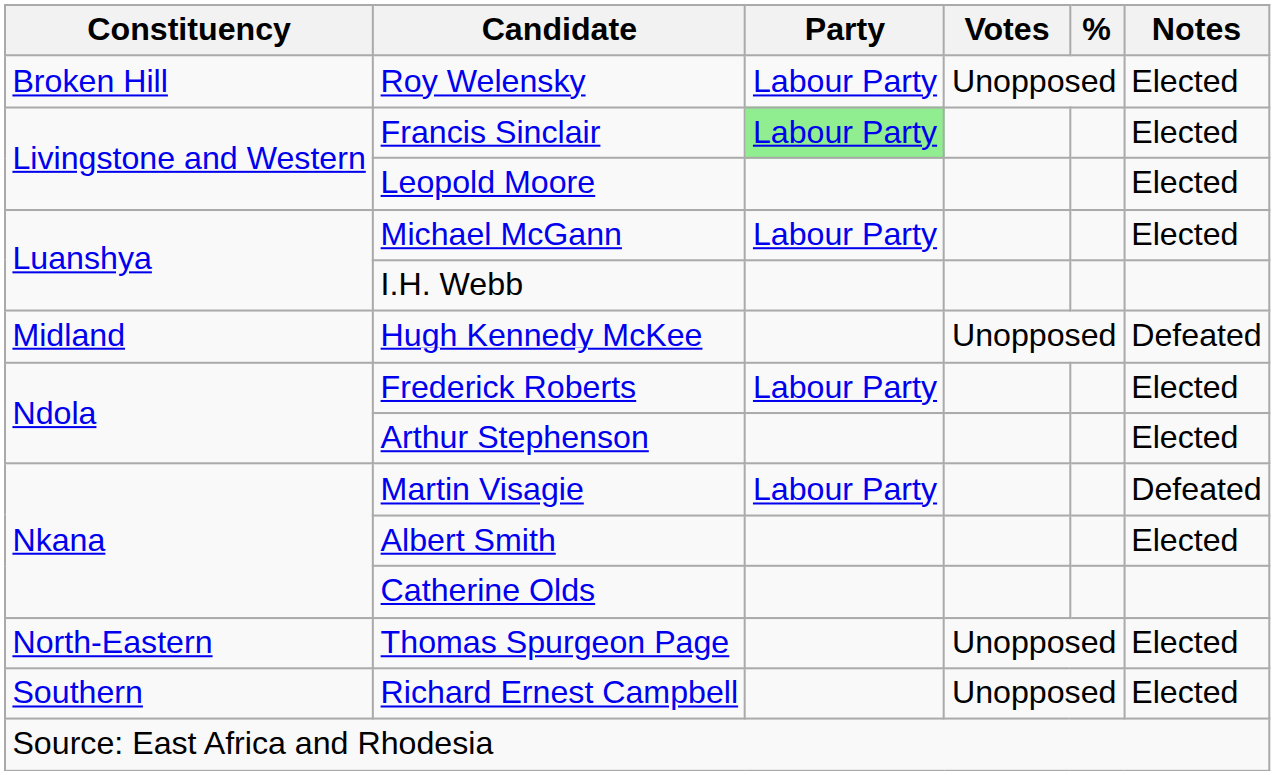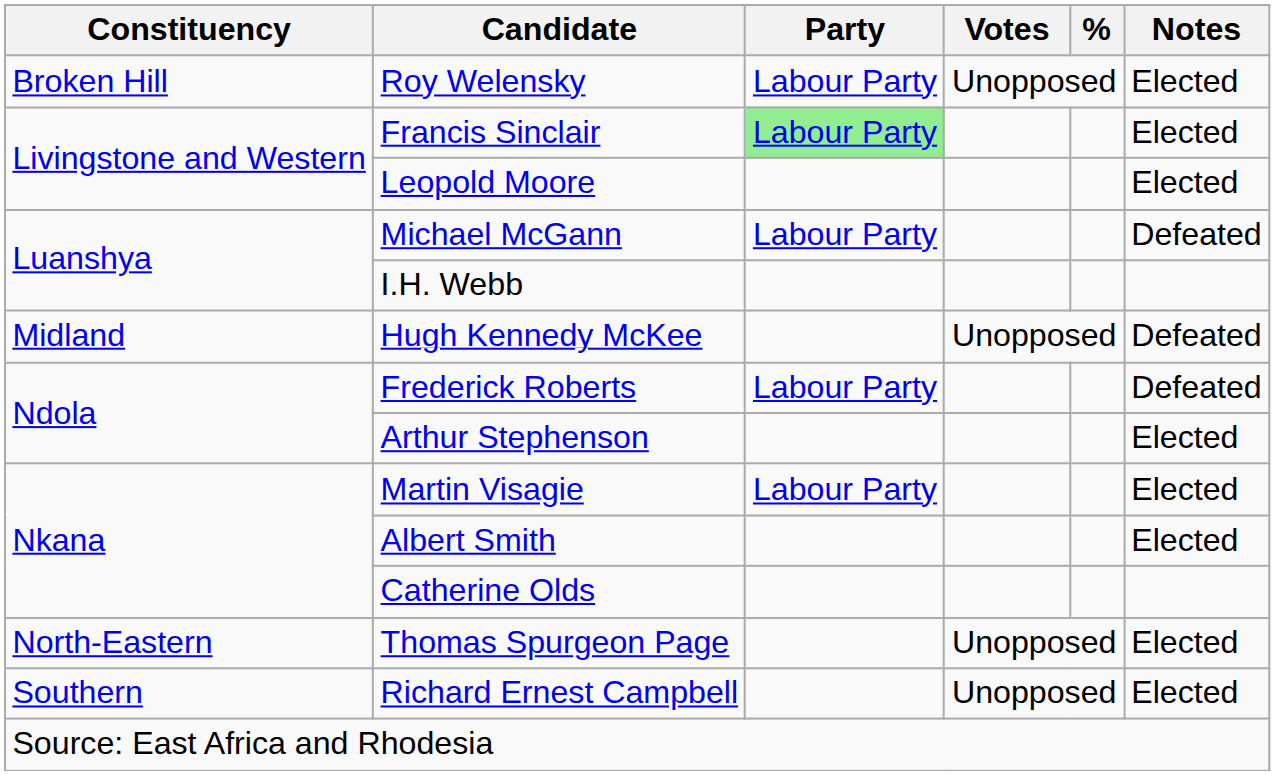(1185, 234) Elected -> (1196, 234) Defeated
(1185, 387) Elected -> (1196, 387) Defeated
(1196, 489) Defeated -> (1185, 489) Elected
